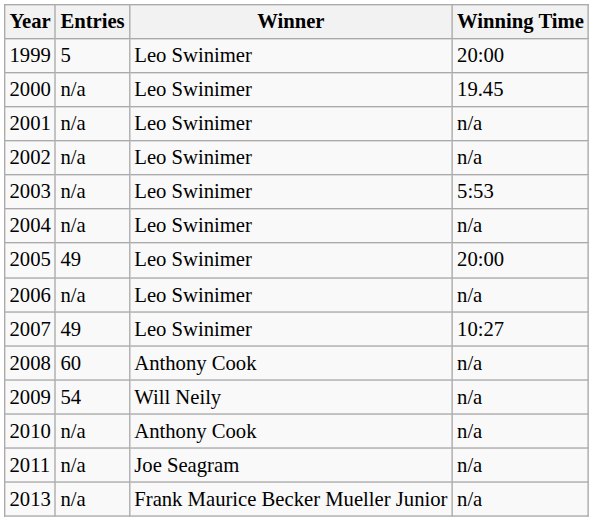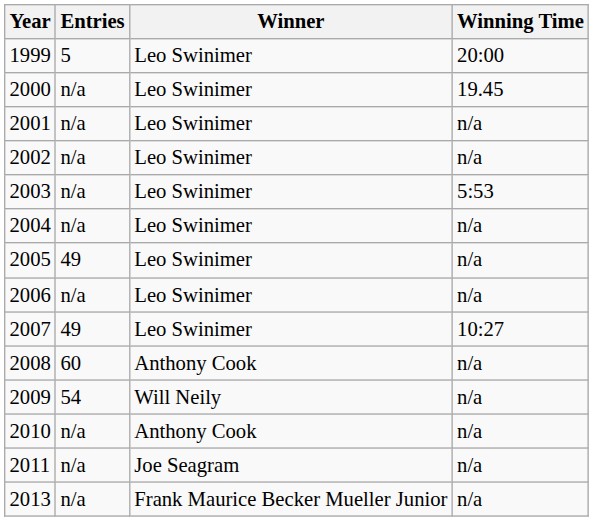(481, 260) 20:00 -> (470, 260) n/a
